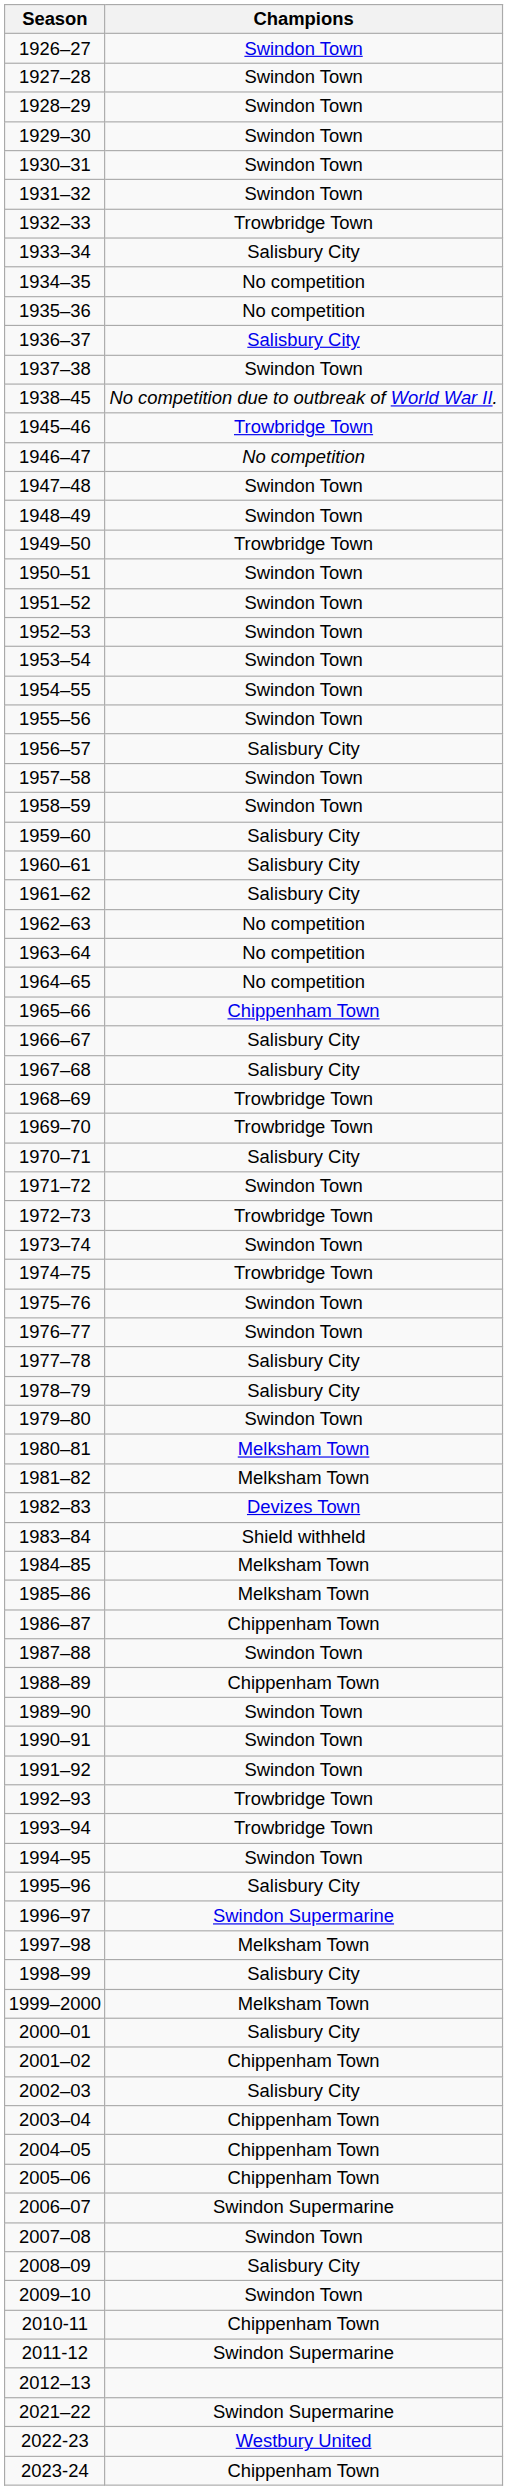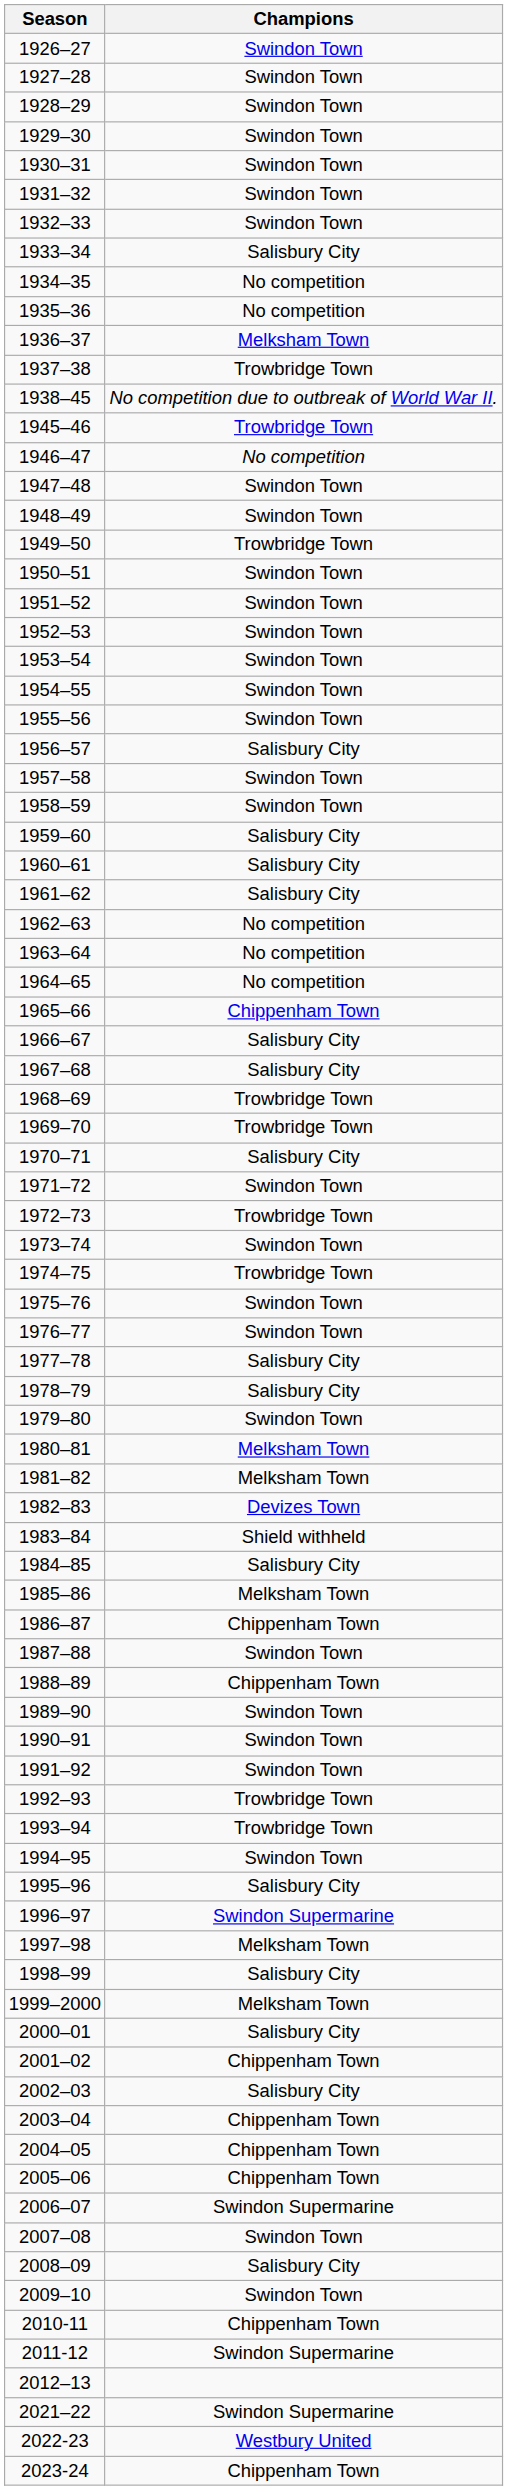(304, 223) Trowbridge Town -> (304, 223) Swindon Town
(304, 340) Salisbury City -> (304, 340) Melksham Town
(304, 369) Swindon Town -> (304, 369) Trowbridge Town
(304, 1565) Melksham Town -> (304, 1565) Salisbury City
